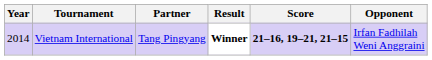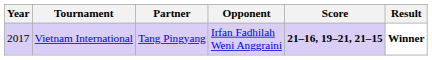columns swapped: (389, 14) <-> (229, 14)
(18, 39) 2014 -> (18, 39) 2017
